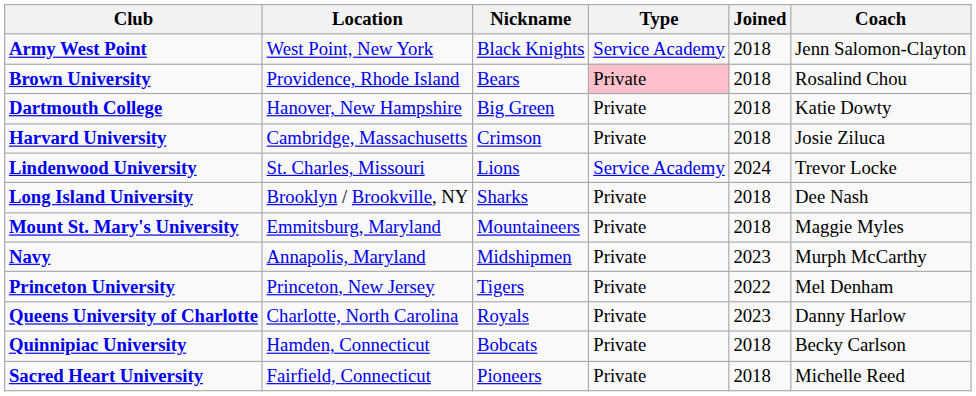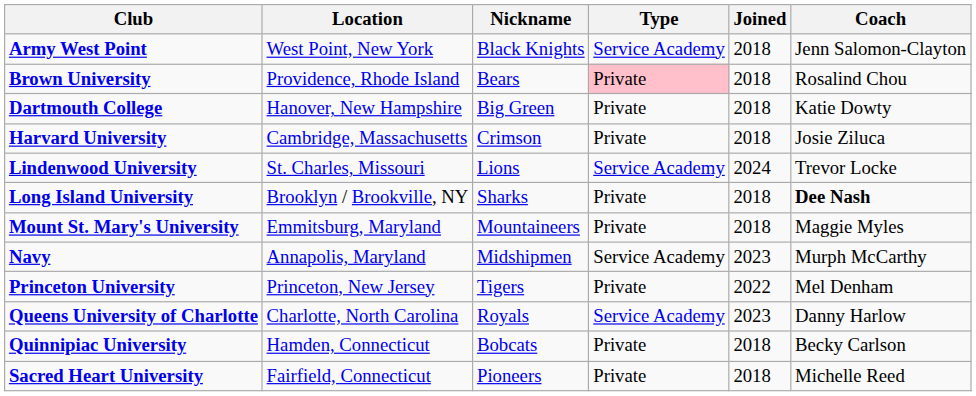(832, 197) normal -> (833, 197) bold
(620, 256) Private -> (659, 256) Service Academy
(620, 316) Private -> (659, 316) Service Academy
